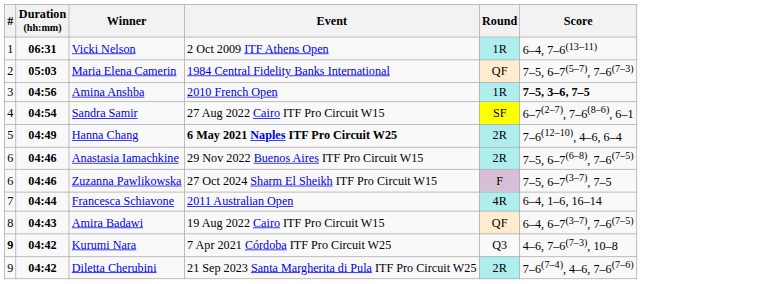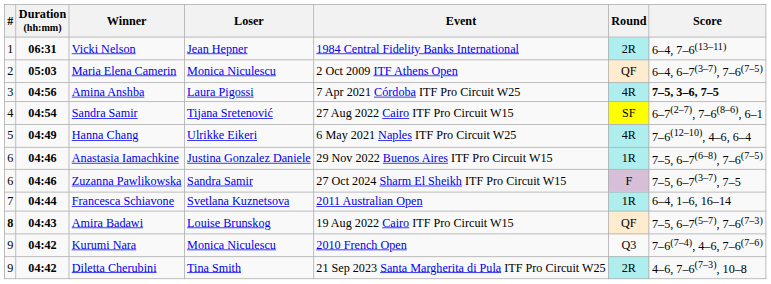+ column: (249, 20)
(258, 48) 2 Oct 2009 ITF Athens Open -> (418, 48) 1984 Central Fidelity Banks International
(500, 48) 1R -> (629, 48) 2R
(288, 71) 1984 Central Fidelity Banks International -> (387, 71) 2 Oct 2009 ITF Athens Open
(578, 71) 7–5, 6–7(5–7), 7–6(7–3) -> (707, 71) 6–4, 6–7(3–7), 7–6(7–5)
(232, 92) 2010 French Open -> (418, 92) 7 Apr 2021 Córdoba ITF Pro Circuit W25
(500, 92) 1R -> (629, 92) 4R
(292, 135) bold -> (416, 135) normal
(500, 135) 2R -> (629, 135) 4R
(500, 158) 2R -> (629, 158) 1R
(500, 201) 4R -> (629, 201) 1R
(10, 222) normal -> (10, 222) bold
(578, 222) 6–4, 6–7(3–7), 7–6(7–5) -> (707, 222) 7–5, 6–7(5–7), 7–6(7–3)
(10, 245) bold -> (10, 245) normal
(289, 245) 7 Apr 2021 Córdoba ITF Pro Circuit W25 -> (362, 245) 2010 French Open
(570, 245) 4–6, 7–6(7–3), 10–8 -> (707, 245) 7–6(7–4), 4–6, 7–6(7–6)
(578, 267) 7–6(7–4), 4–6, 7–6(7–6) -> (699, 267) 4–6, 7–6(7–3), 10–8
